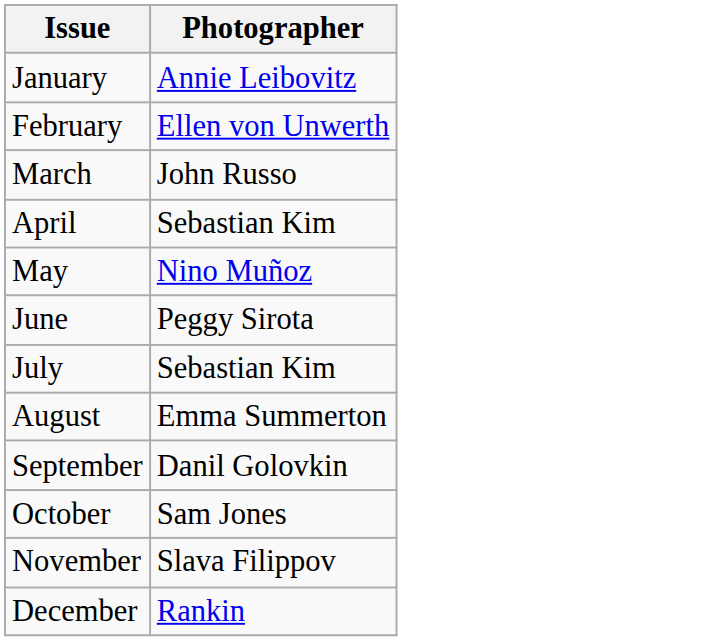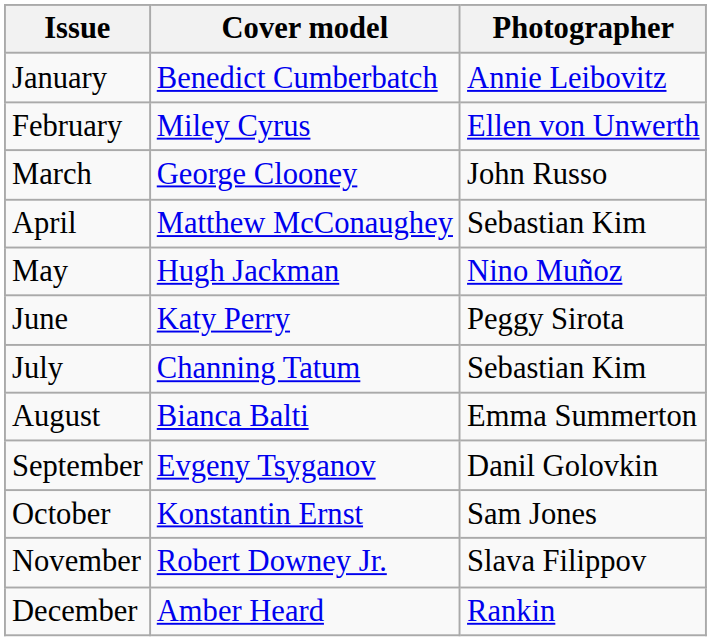+ column: (305, 28)
